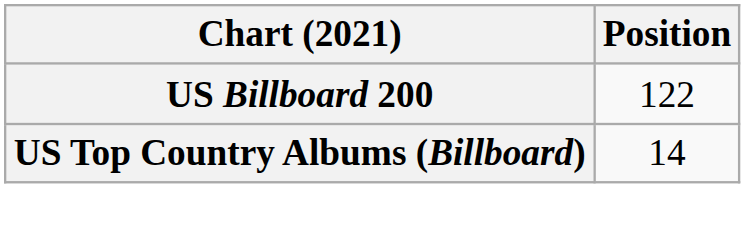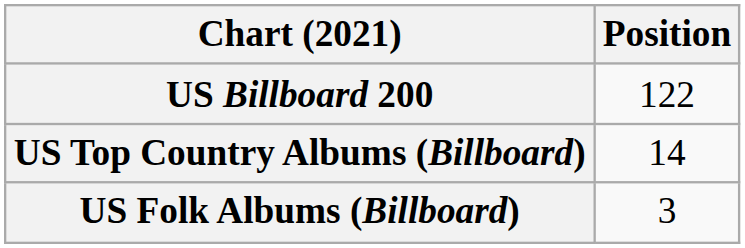+ row: (300, 211)
